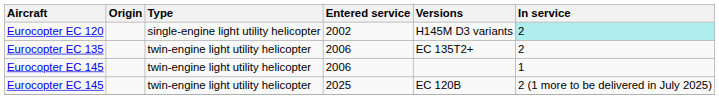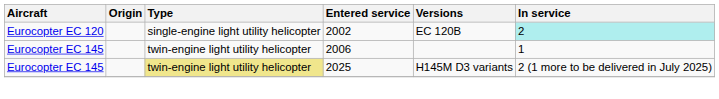(464, 31) H145M D3 variants -> (438, 31) EC 120B
- row: (55, 49)
(229, 85) no background -> (229, 67) khaki background
(438, 85) EC 120B -> (464, 67) H145M D3 variants
